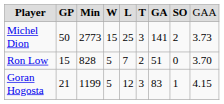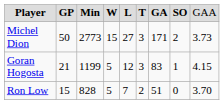(128, 36) 25 -> (128, 36) 27
(159, 36) 141 -> (159, 36) 171
rows swapped: (28, 60) <-> (25, 84)
